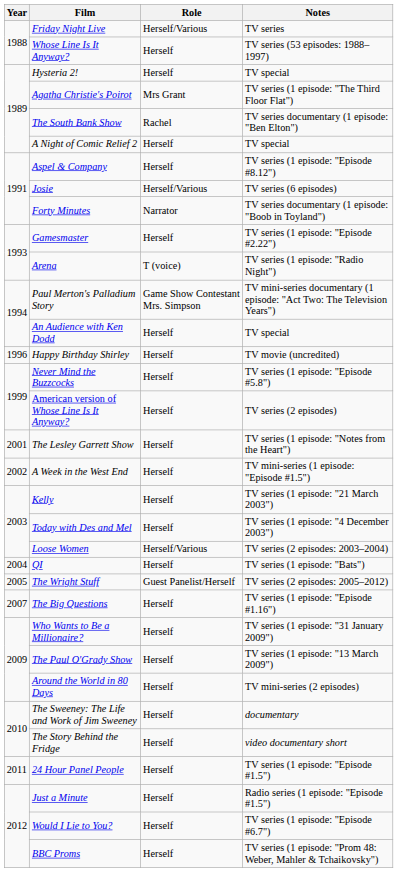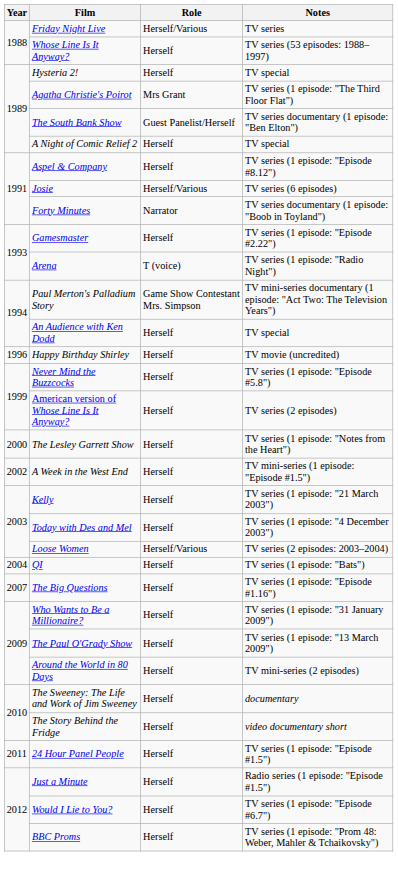(157, 122) Rachel -> (189, 122) Guest Panelist/Herself
(17, 444) 2001 -> (17, 444) 2000
- row: (65, 581)
